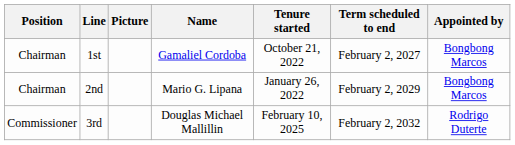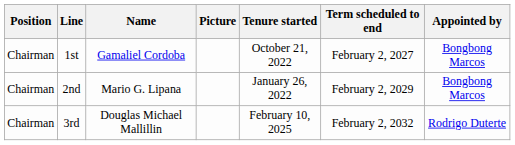columns swapped: (130, 21) <-> (202, 21)
(42, 123) Commissioner -> (31, 123) Chairman
